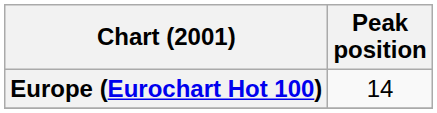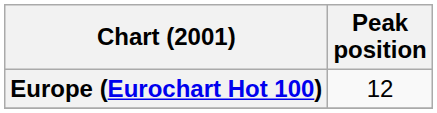(380, 88) 14 -> (380, 88) 12
